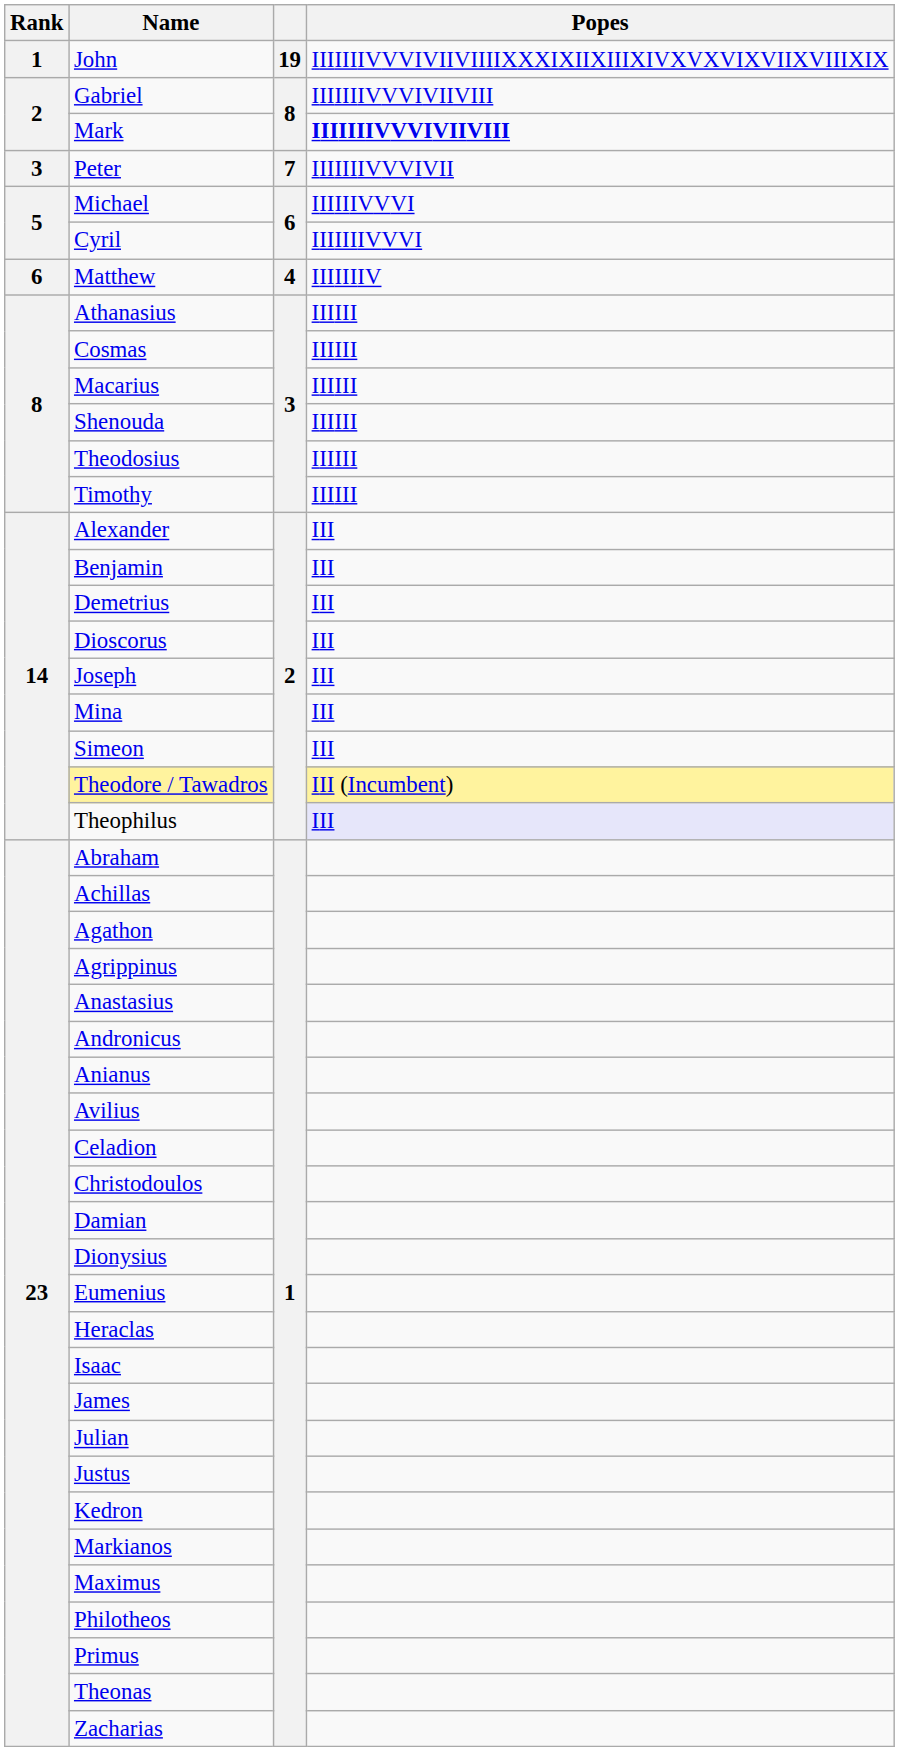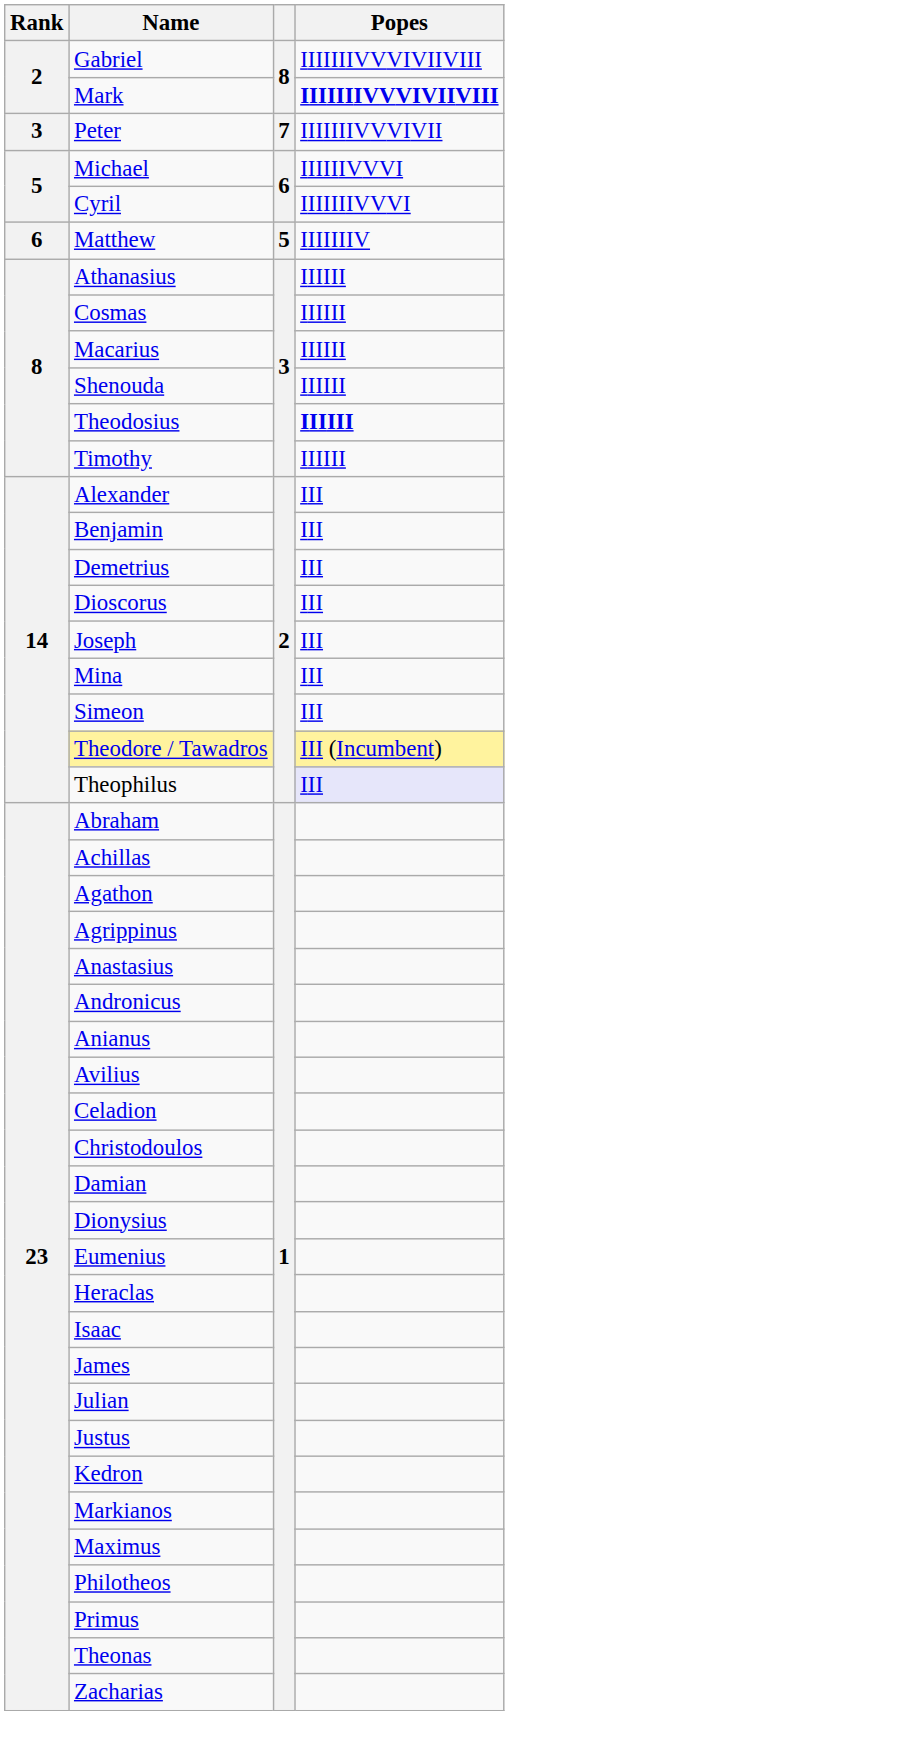- row: (96, 58)
(290, 276) 4 -> (284, 240) 5
(334, 458) normal -> (327, 421) bold
